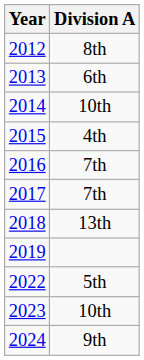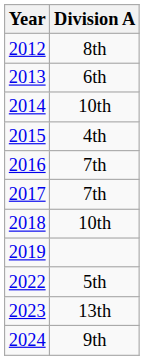(95, 223) 13th -> (95, 223) 10th
(95, 310) 10th -> (95, 310) 13th
